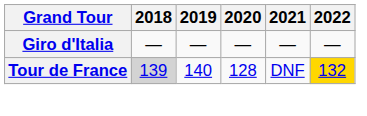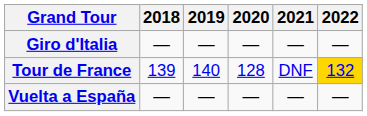(153, 70) lightgrey background -> (162, 70) no background
+ row: (72, 96)
